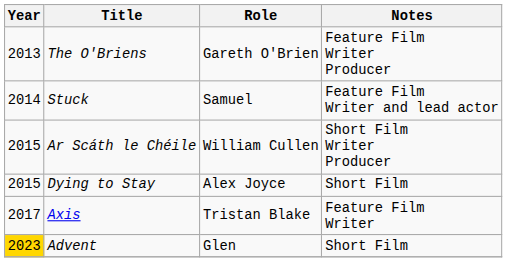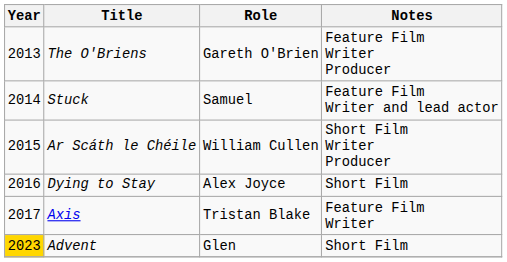(24, 185) 2015 -> (24, 185) 2016
